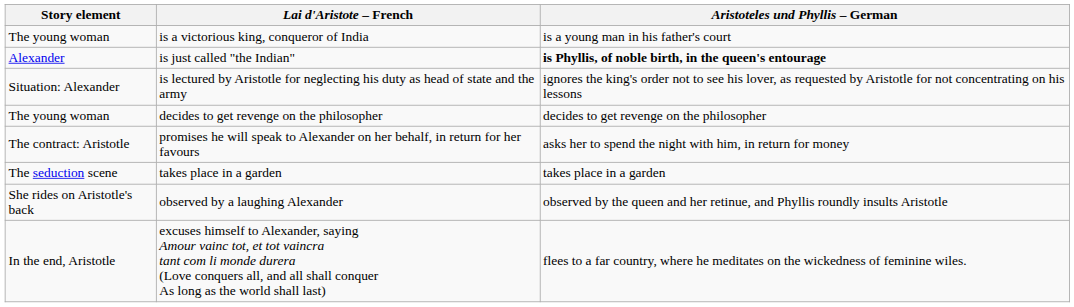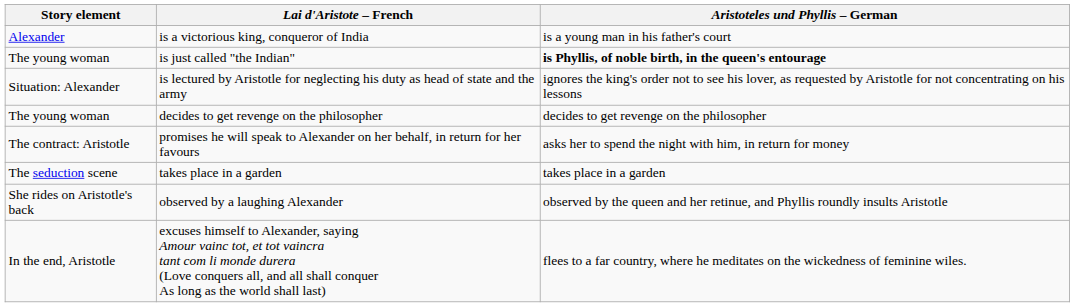(59, 36) The young woman -> (37, 36) Alexander
(37, 57) Alexander -> (59, 57) The young woman
